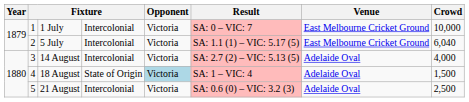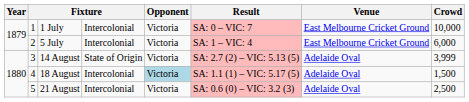(246, 43) SA: 1.1 (1) – VIC: 5.17 (5) -> (223, 43) SA: 1 – VIC: 4
(445, 43) 6,040 -> (445, 43) 6,000
(109, 58) Intercolonial -> (113, 58) State of Origin
(445, 58) 4,000 -> (445, 58) 3,999
(113, 74) State of Origin -> (109, 74) Intercolonial
(223, 74) SA: 1 – VIC: 4 -> (246, 74) SA: 1.1 (1) – VIC: 5.17 (5)
